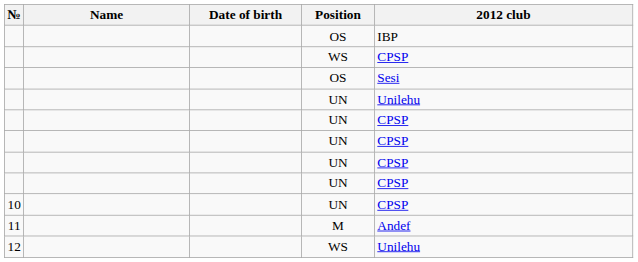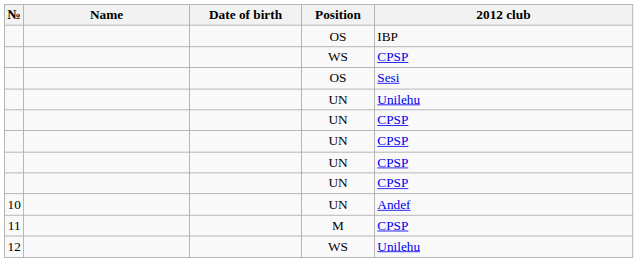(393, 204) CPSP -> (394, 204) Andef
(394, 225) Andef -> (393, 225) CPSP
